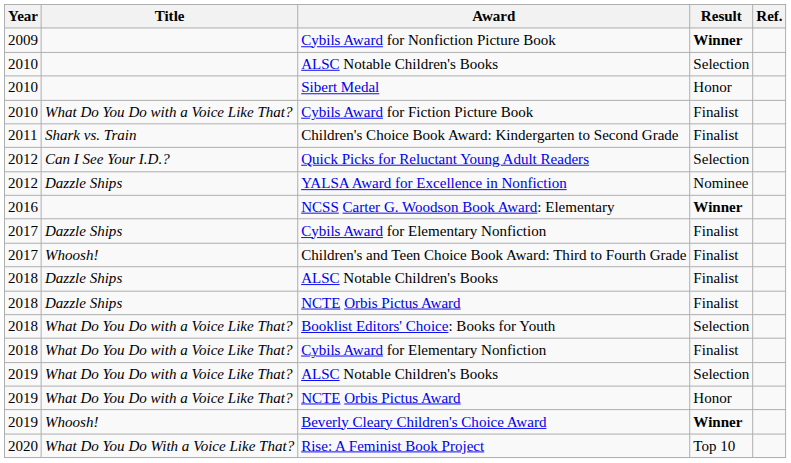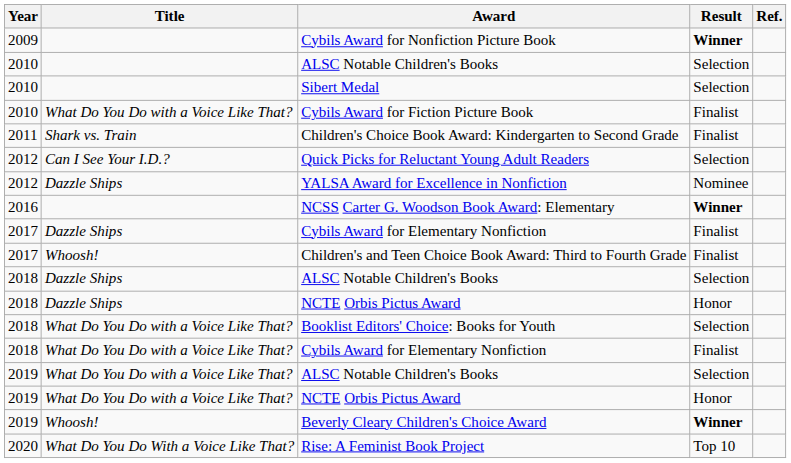(713, 87) Honor -> (721, 87) Selection
(716, 278) Finalist -> (721, 278) Selection
(716, 302) Finalist -> (713, 302) Honor
